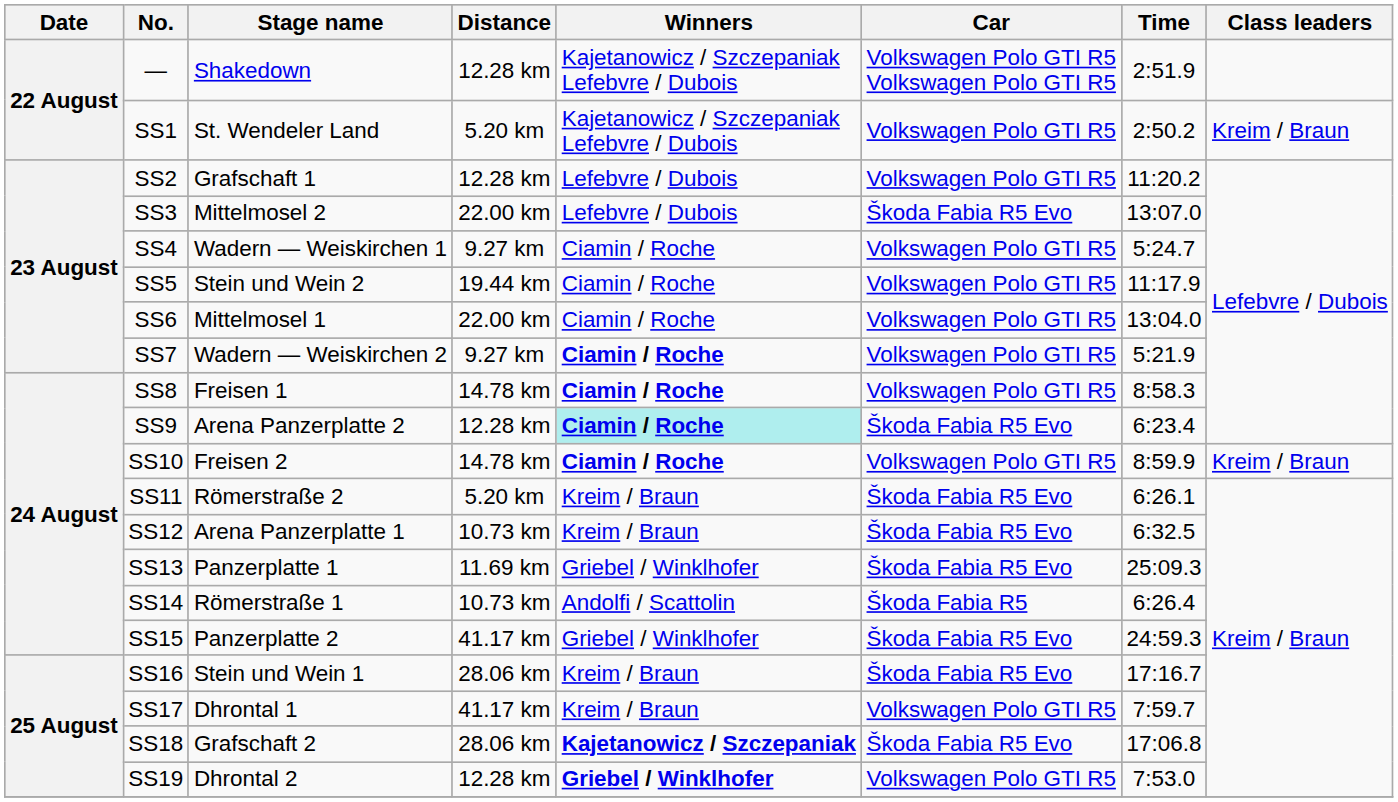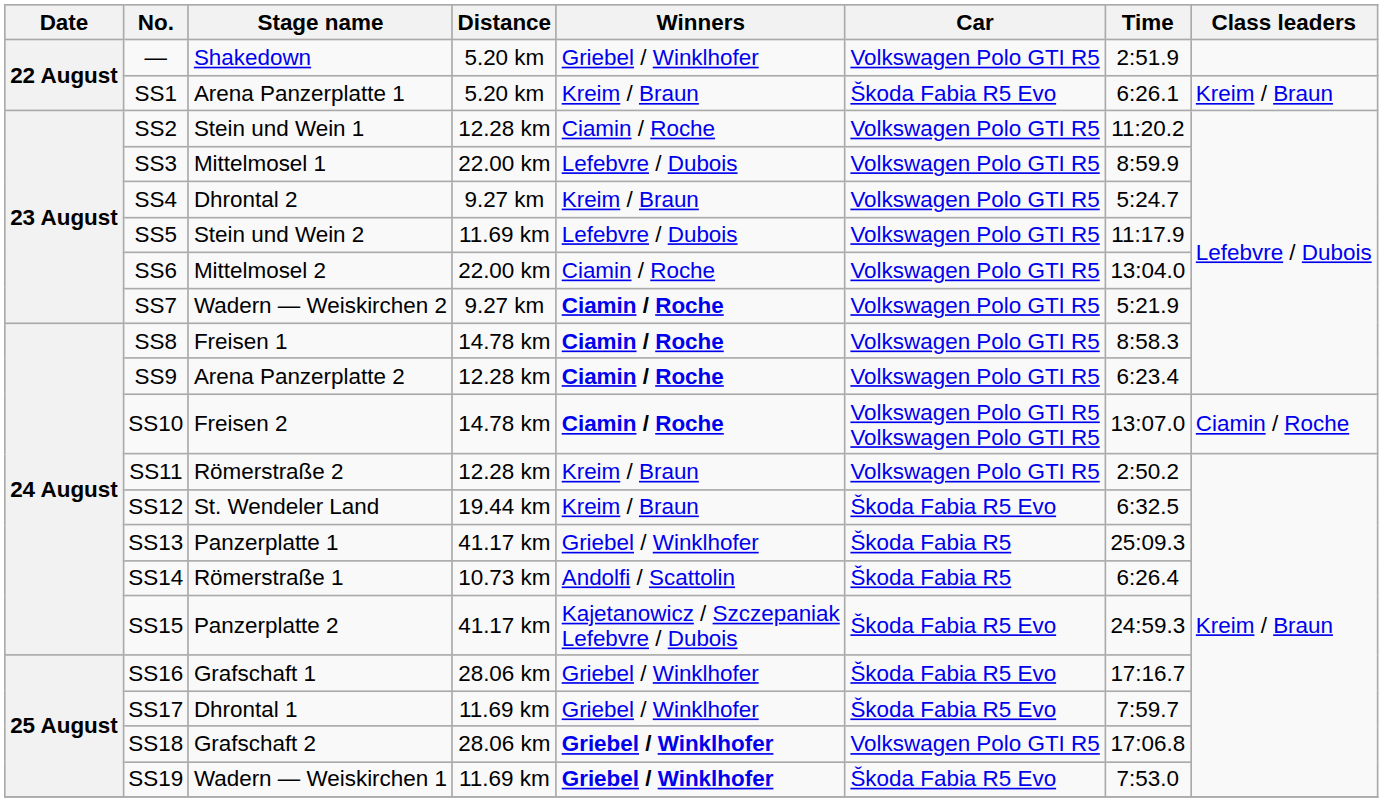(504, 70) 12.28 km -> (504, 57) 5.20 km
(701, 70) Kajetanowicz / Szczepaniak Lefebvre / Dubois -> (660, 57) Griebel / Winklhofer
(991, 70) Volkswagen Polo GTI R5 Volkswagen Polo GTI R5 -> (975, 57) Volkswagen Polo GTI R5
(287, 130) St. Wendeler Land -> (299, 93) Arena Panzerplatte 1
(701, 130) Kajetanowicz / Szczepaniak Lefebvre / Dubois -> (630, 93) Kreim / Braun
(991, 130) Volkswagen Polo GTI R5 -> (953, 93) Škoda Fabia R5 Evo
(1164, 130) 2:50.2 -> (1148, 93) 6:26.1
(255, 178) Grafschaft 1 -> (279, 128) Stein und Wein 1
(650, 178) Lefebvre / Dubois -> (638, 128) Ciamin / Roche
(260, 213) Mittelmosel 2 -> (260, 164) Mittelmosel 1
(969, 213) Škoda Fabia R5 Evo -> (975, 164) Volkswagen Polo GTI R5
(1164, 213) 13:07.0 -> (1148, 164) 8:59.9
(320, 248) Wadern — Weiskirchen 1 -> (246, 199) Dhrontal 2
(638, 248) Ciamin / Roche -> (630, 199) Kreim / Braun
(504, 284) 19.44 km -> (504, 234) 11.69 km
(638, 284) Ciamin / Roche -> (650, 234) Lefebvre / Dubois
(260, 319) Mittelmosel 1 -> (260, 270) Mittelmosel 2
(643, 425) paleturquoise background -> (643, 376) no background
(969, 425) Škoda Fabia R5 Evo -> (975, 376) Volkswagen Polo GTI R5
(991, 461) Volkswagen Polo GTI R5 -> (975, 424) Volkswagen Polo GTI R5 Volkswagen Polo GTI R5
(1164, 461) 8:59.9 -> (1148, 424) 13:07.0
(1281, 461) Kreim / Braun -> (1273, 424) Ciamin / Roche
(504, 496) 5.20 km -> (504, 471) 12.28 km
(969, 496) Škoda Fabia R5 Evo -> (975, 471) Volkswagen Polo GTI R5
(1164, 496) 6:26.1 -> (1148, 471) 2:50.2
(299, 531) Arena Panzerplatte 1 -> (287, 507) St. Wendeler Land
(504, 531) 10.73 km -> (504, 507) 19.44 km
(504, 567) 11.69 km -> (504, 542) 41.17 km
(969, 567) Škoda Fabia R5 Evo -> (931, 542) Škoda Fabia R5
(660, 638) Griebel / Winklhofer -> (701, 625) Kajetanowicz / Szczepaniak Lefebvre / Dubois
(279, 673) Stein und Wein 1 -> (255, 673) Grafschaft 1
(630, 673) Kreim / Braun -> (660, 673) Griebel / Winklhofer
(504, 708) 41.17 km -> (504, 708) 11.69 km
(630, 708) Kreim / Braun -> (660, 708) Griebel / Winklhofer
(991, 708) Volkswagen Polo GTI R5 -> (953, 708) Škoda Fabia R5 Evo
(709, 744) Kajetanowicz / Szczepaniak -> (668, 744) Griebel / Winklhofer
(969, 744) Škoda Fabia R5 Evo -> (975, 744) Volkswagen Polo GTI R5
(246, 779) Dhrontal 2 -> (320, 779) Wadern — Weiskirchen 1
(504, 779) 12.28 km -> (504, 779) 11.69 km
(991, 779) Volkswagen Polo GTI R5 -> (953, 779) Škoda Fabia R5 Evo
